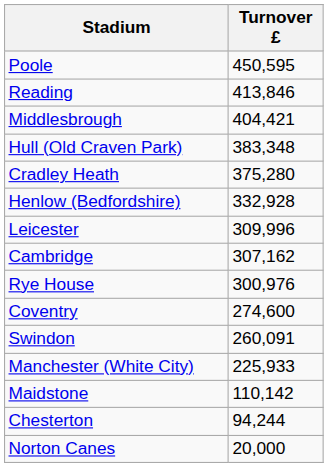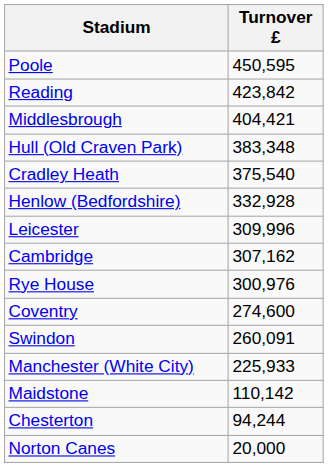(264, 92) 413,846 -> (264, 92) 423,842
(264, 174) 375,280 -> (264, 174) 375,540
